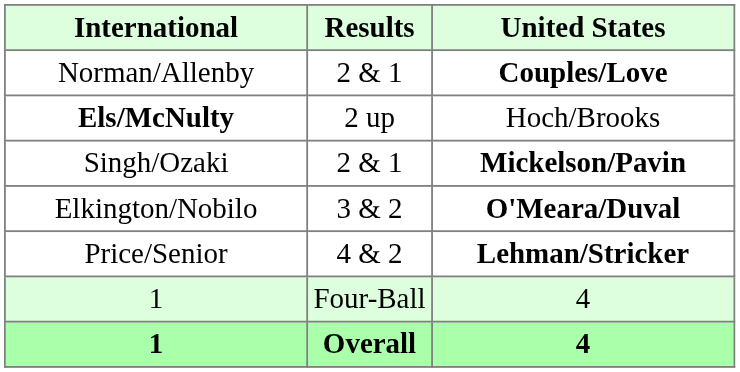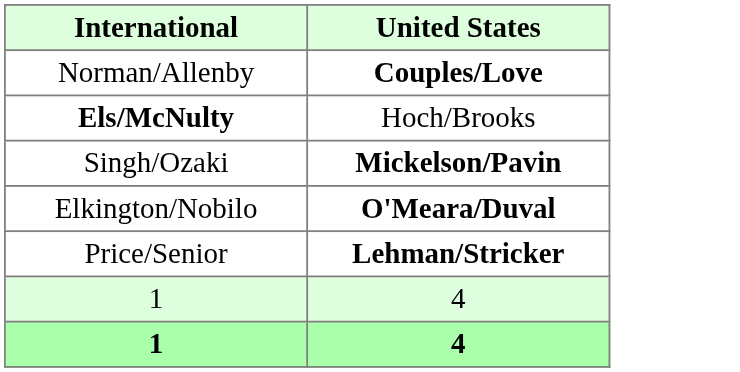- column: (370, 27)
